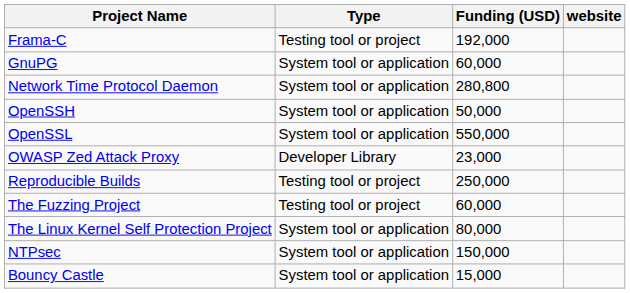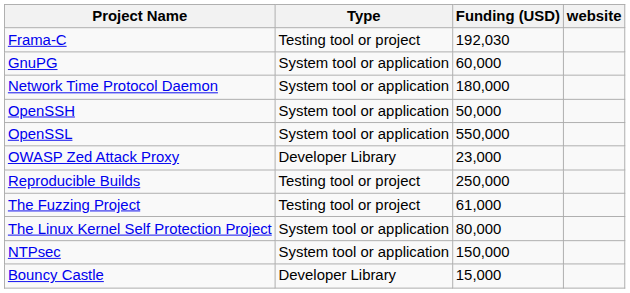(483, 39) 192,000 -> (483, 39) 192,030
(483, 87) 280,800 -> (483, 87) 180,000
(479, 205) 60,000 -> (479, 205) 61,000
(364, 275) System tool or application -> (337, 275) Developer Library
